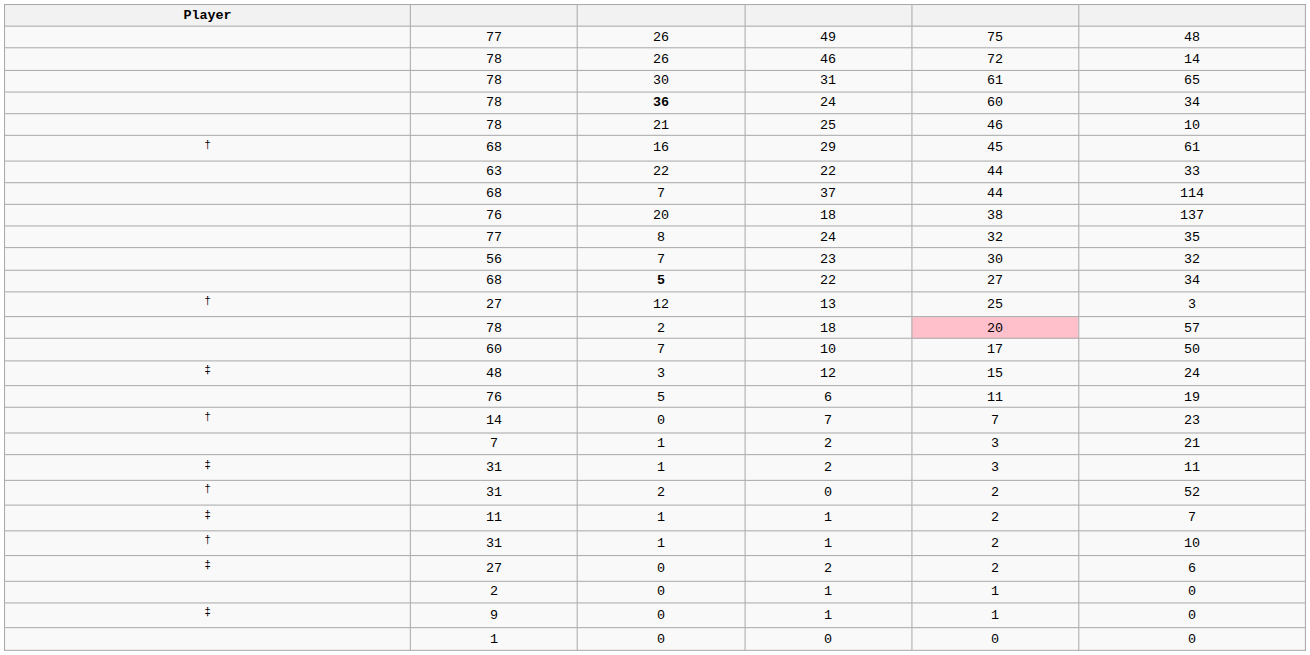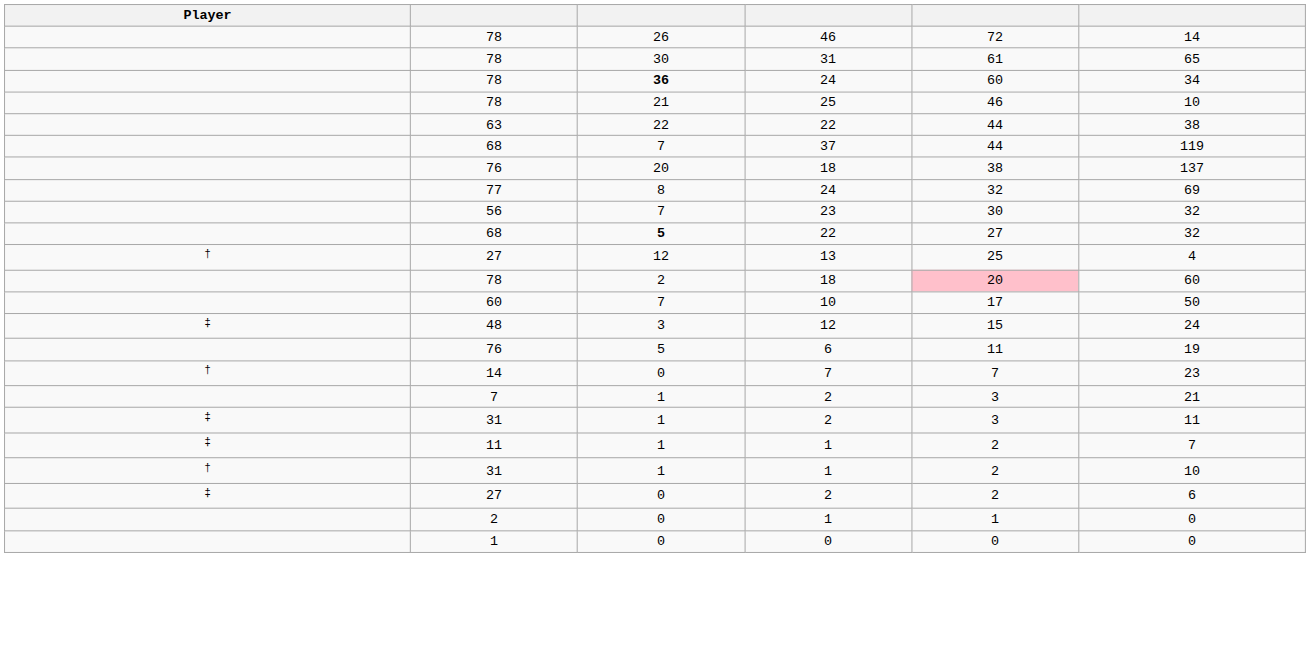- row: (494, 37)
- row: (494, 148)
(1192, 172) 33 -> (1192, 125) 38
(1192, 193) 114 -> (1192, 146) 119
(1192, 237) 35 -> (1192, 190) 69
(1192, 281) 34 -> (1192, 234) 32
(1192, 304) 3 -> (1192, 257) 4
(1192, 328) 57 -> (1192, 281) 60
- row: (494, 493)
- row: (494, 615)
